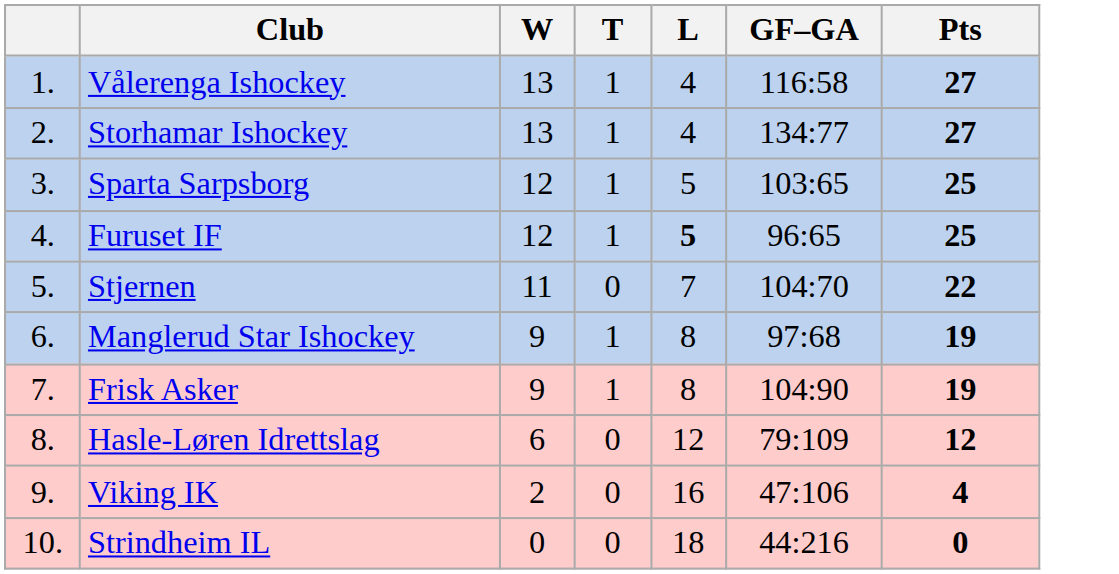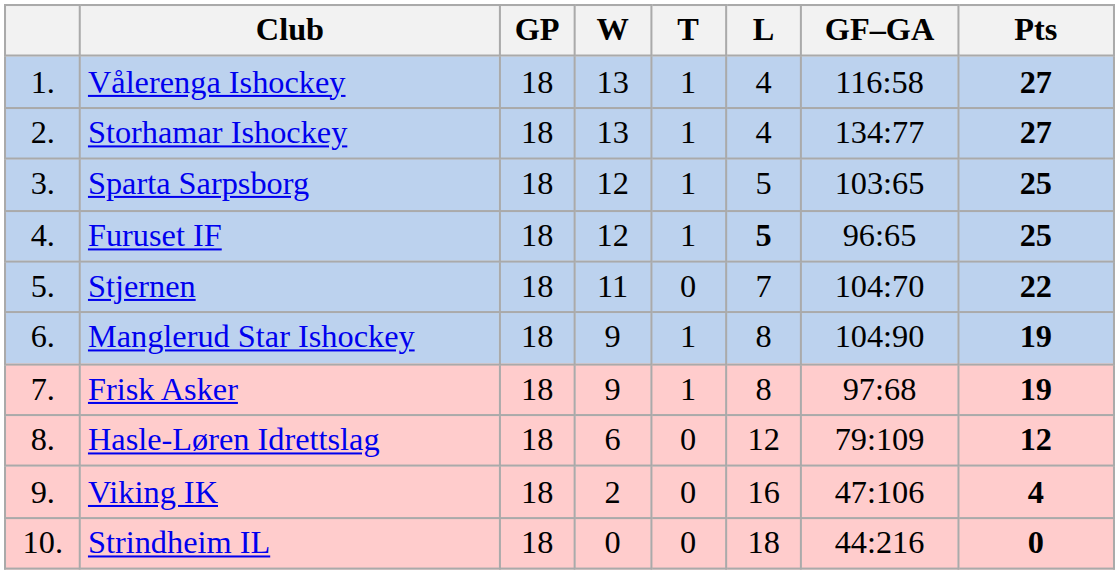+ column: (537, 30)
(804, 337) 97:68 -> (880, 337) 104:90
(804, 388) 104:90 -> (880, 388) 97:68
